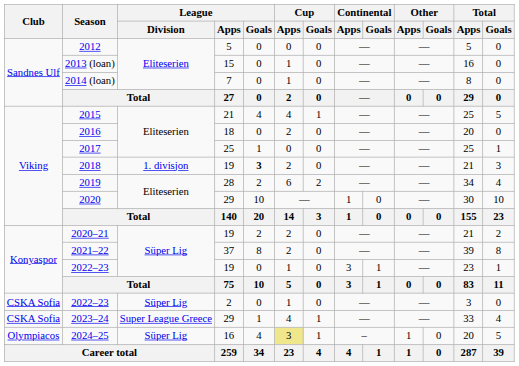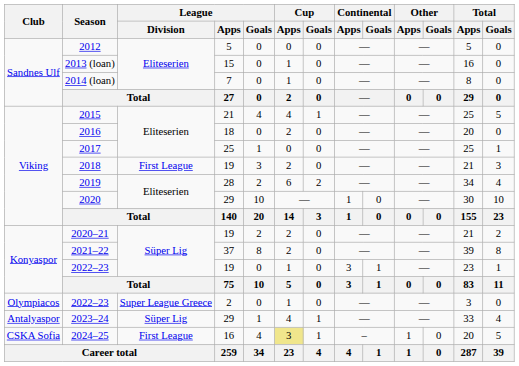(166, 166) 1. divisjon -> (166, 166) First League
(259, 166) bold -> (259, 166) normal
(33, 302) CSKA Sofia -> (33, 302) Olympiacos
(166, 302) Süper Lig -> (166, 302) Super League Greece
(33, 319) CSKA Sofia -> (33, 319) Antalyaspor
(166, 319) Super League Greece -> (166, 319) Süper Lig
(33, 336) Olympiacos -> (33, 336) CSKA Sofia
(166, 336) Süper Lig -> (166, 336) First League
